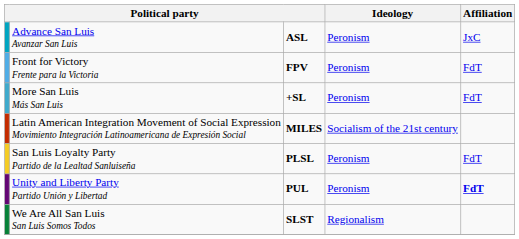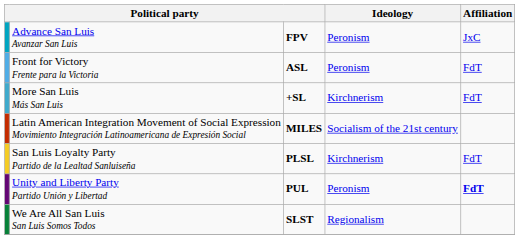(297, 37) ASL -> (297, 37) FPV
(297, 67) FPV -> (297, 67) ASL
(348, 98) Peronism -> (355, 98) Kirchnerism
(348, 158) Peronism -> (355, 158) Kirchnerism
